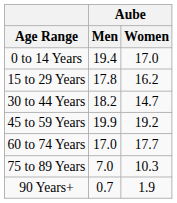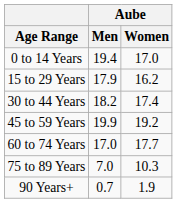(105, 79) 17.8 -> (105, 79) 17.9
(147, 101) 14.7 -> (147, 101) 17.4
